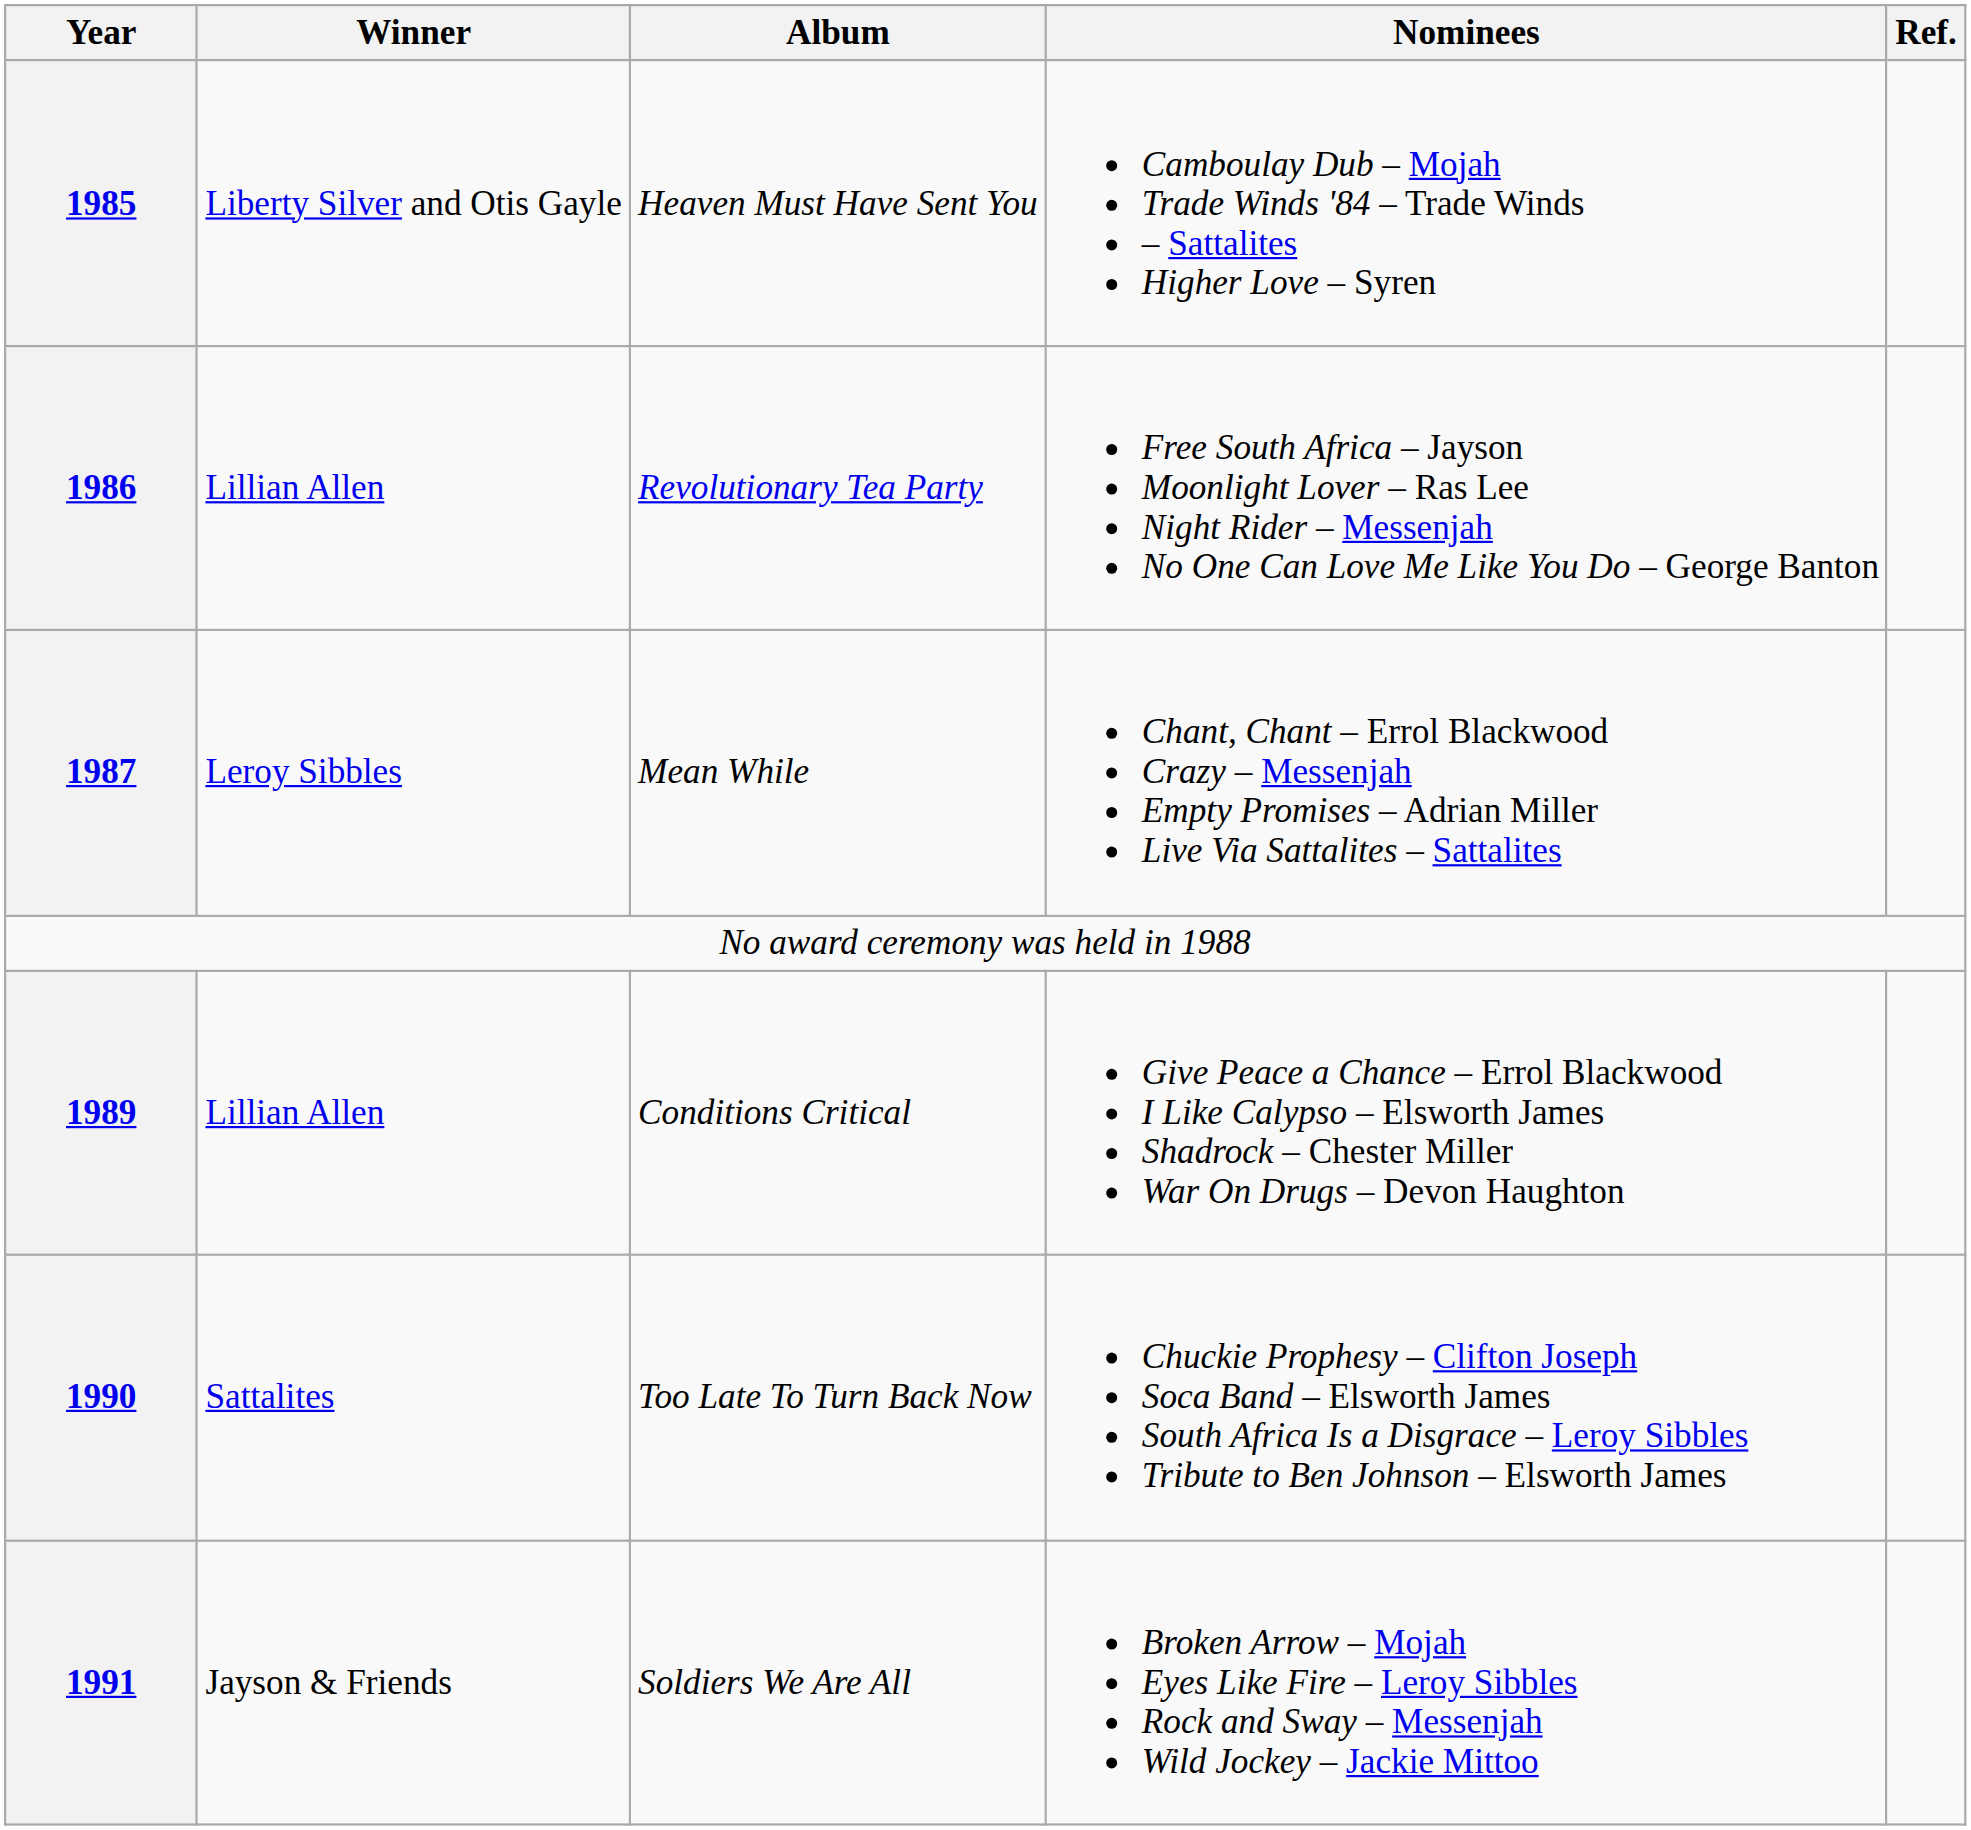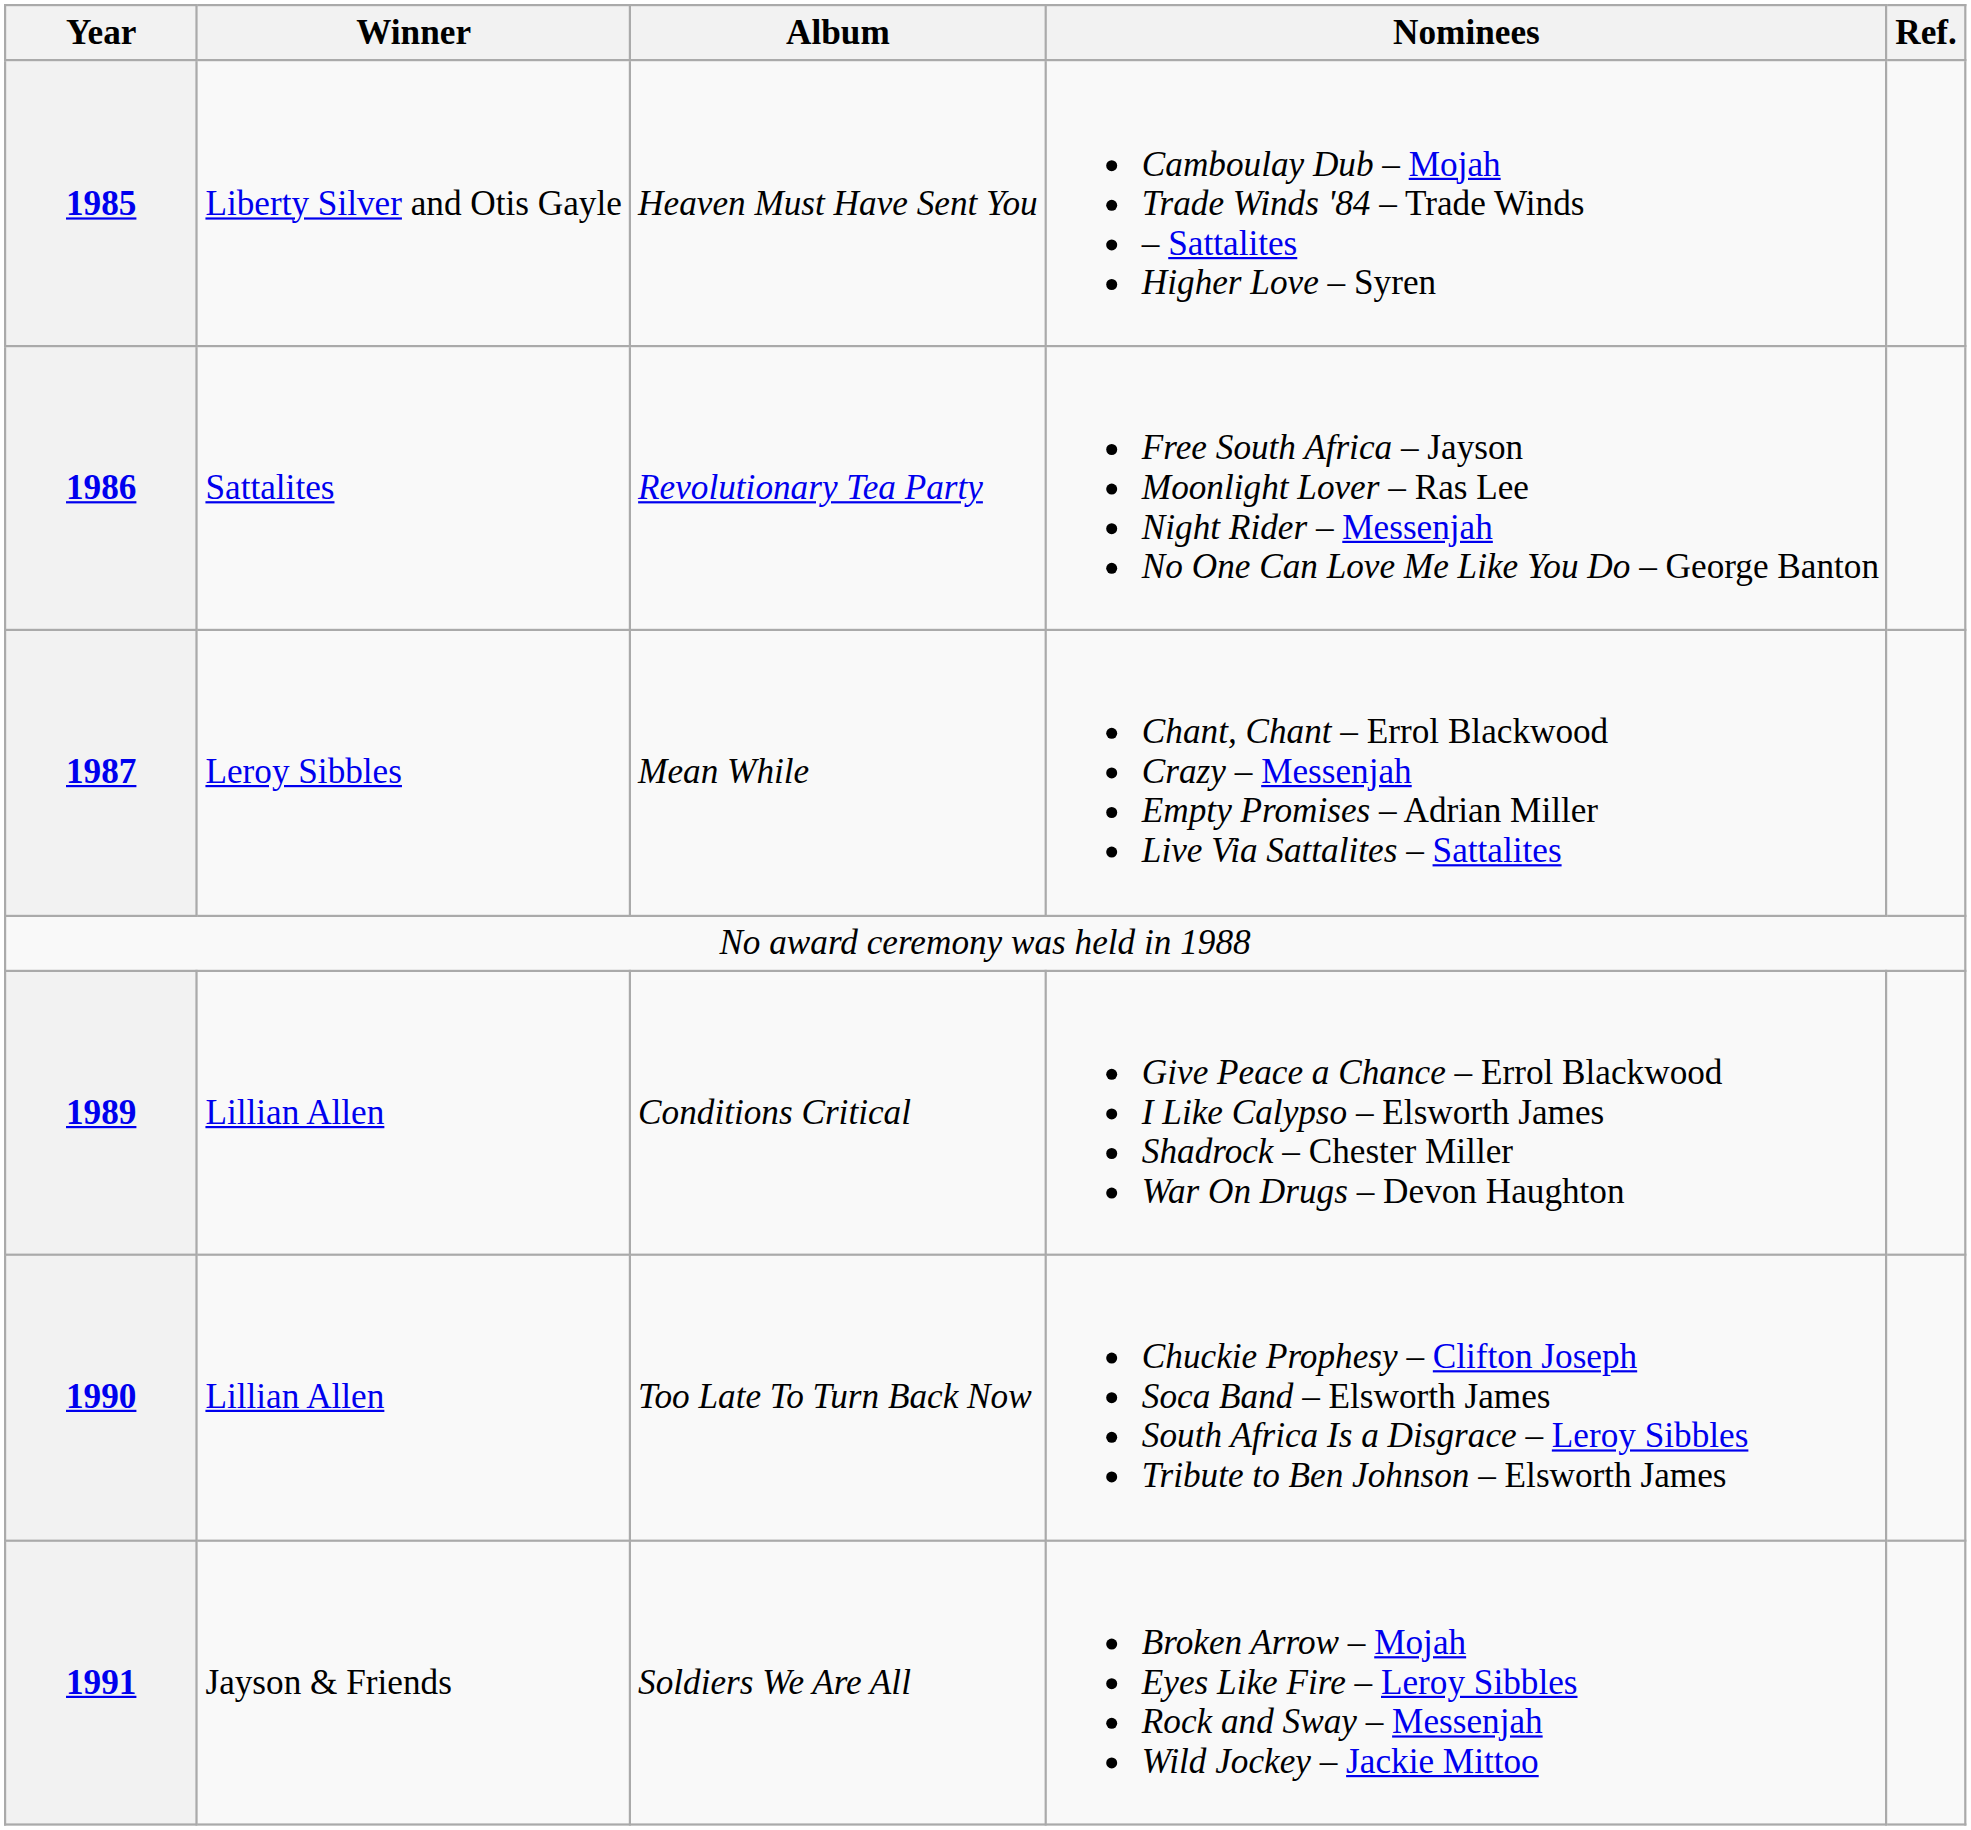(295, 487) Lillian Allen -> (270, 487) Sattalites
(270, 1396) Sattalites -> (295, 1396) Lillian Allen
